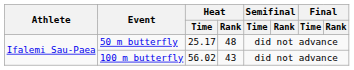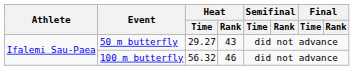(202, 42) 25.17 -> (202, 42) 29.27
(231, 42) 48 -> (231, 42) 43
(202, 57) 56.02 -> (202, 57) 56.32
(231, 57) 43 -> (231, 57) 46
